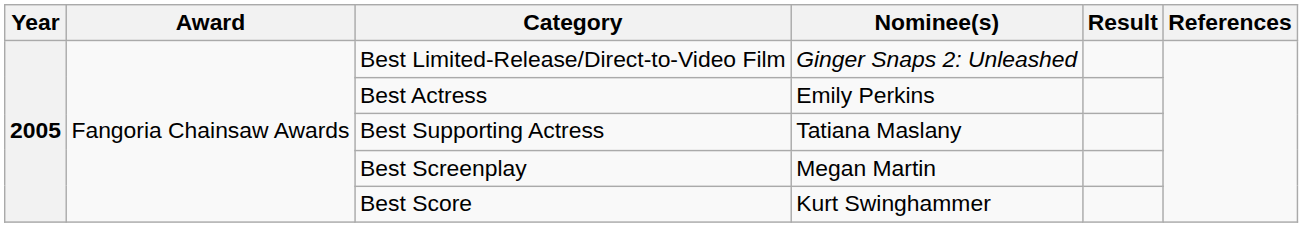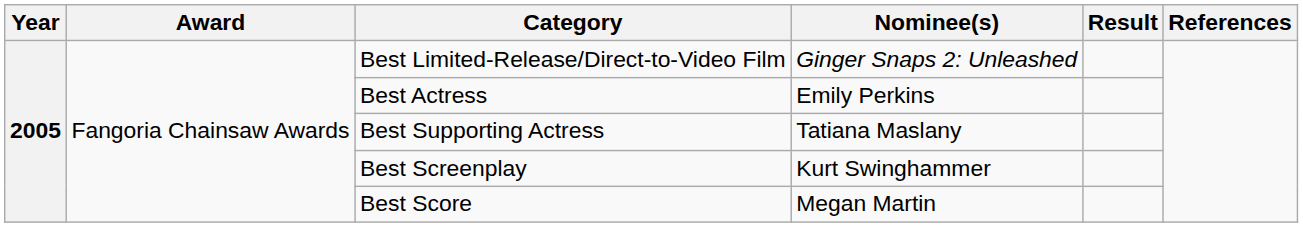(866, 167) Megan Martin -> (893, 167) Kurt Swinghammer
(893, 204) Kurt Swinghammer -> (866, 204) Megan Martin
